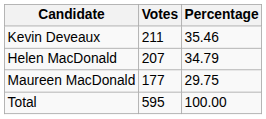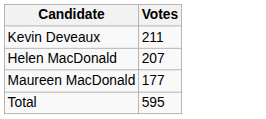- column: (222, 15)
